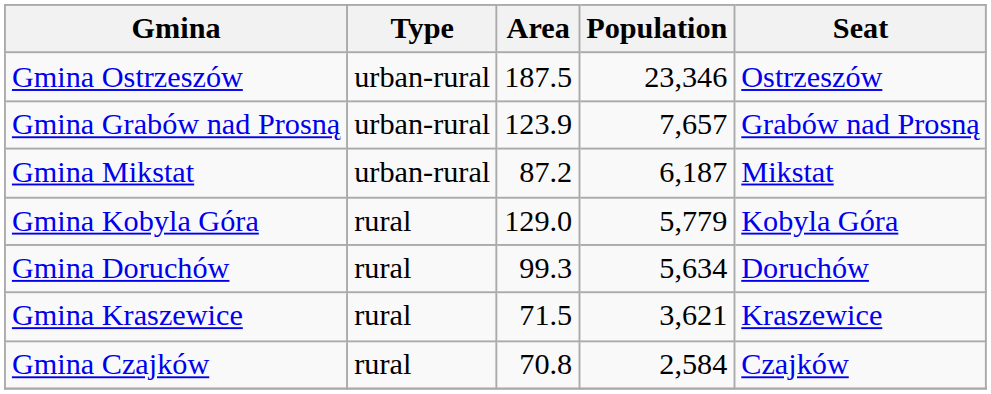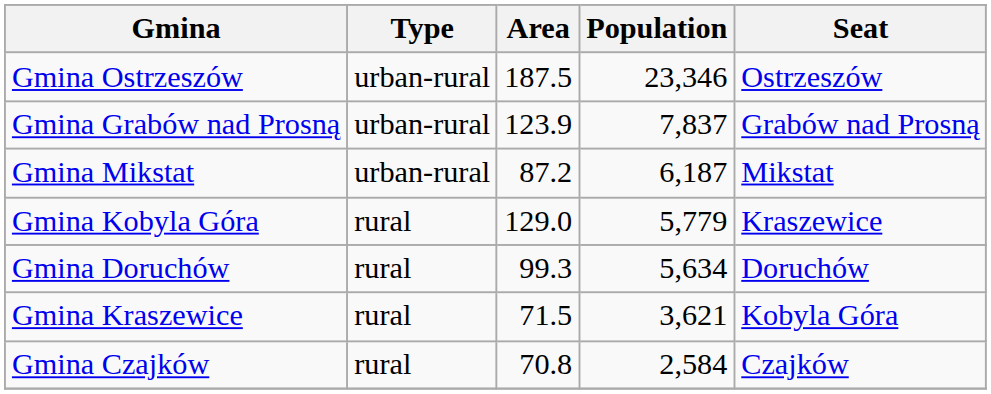(693, 124) 7,657 -> (693, 124) 7,837
(820, 220) Kobyla Góra -> (812, 220) Kraszewice
(812, 316) Kraszewice -> (820, 316) Kobyla Góra
